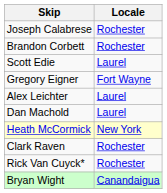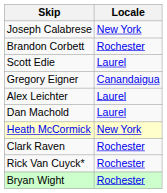(121, 29) Rochester -> (119, 29) New York
(124, 79) Fort Wayne -> (128, 79) Canandaigua
(128, 180) Canandaigua -> (121, 180) Rochester
